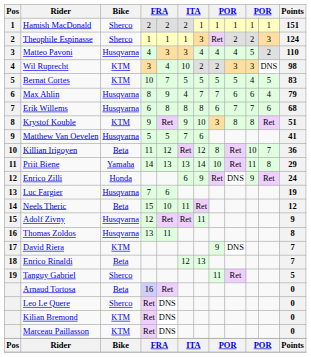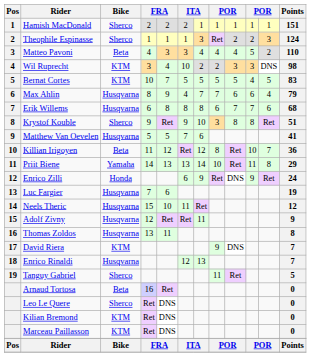(121, 53) Husqvarna -> (121, 53) Beta
(121, 122) KTM -> (121, 122) Sherco
(121, 206) Beta -> (121, 206) Husqvarna
(121, 261) Beta -> (121, 261) Husqvarna
